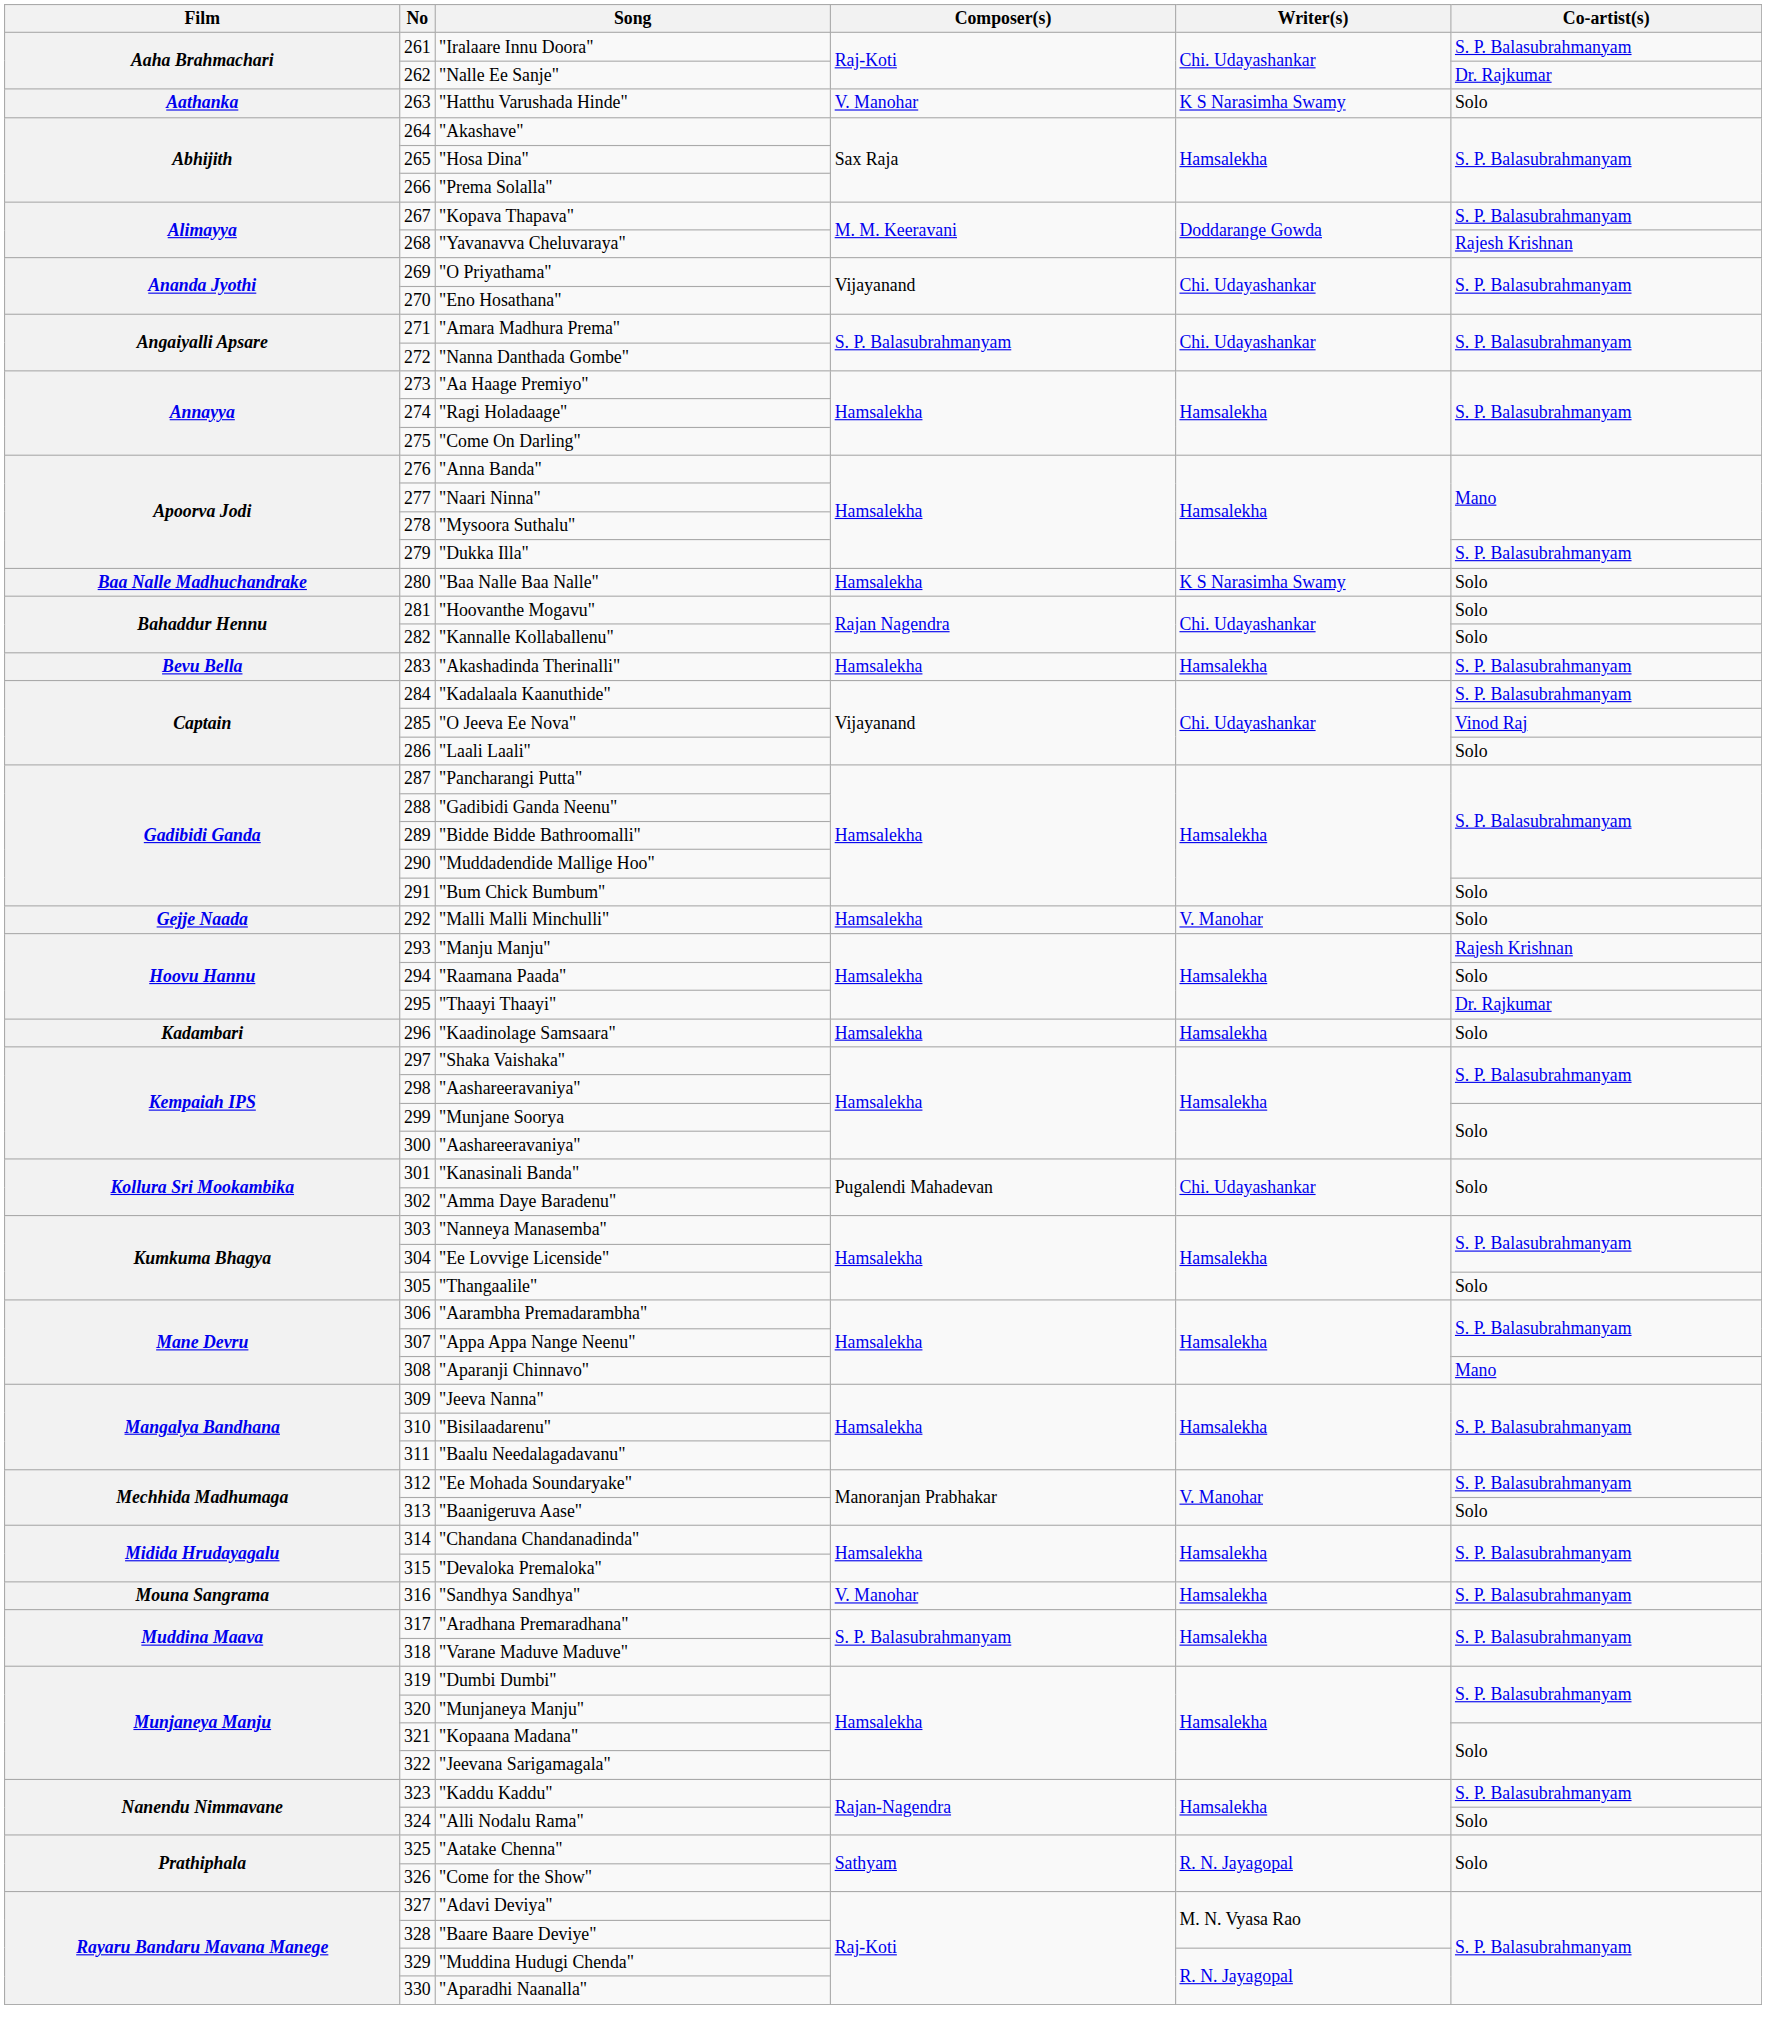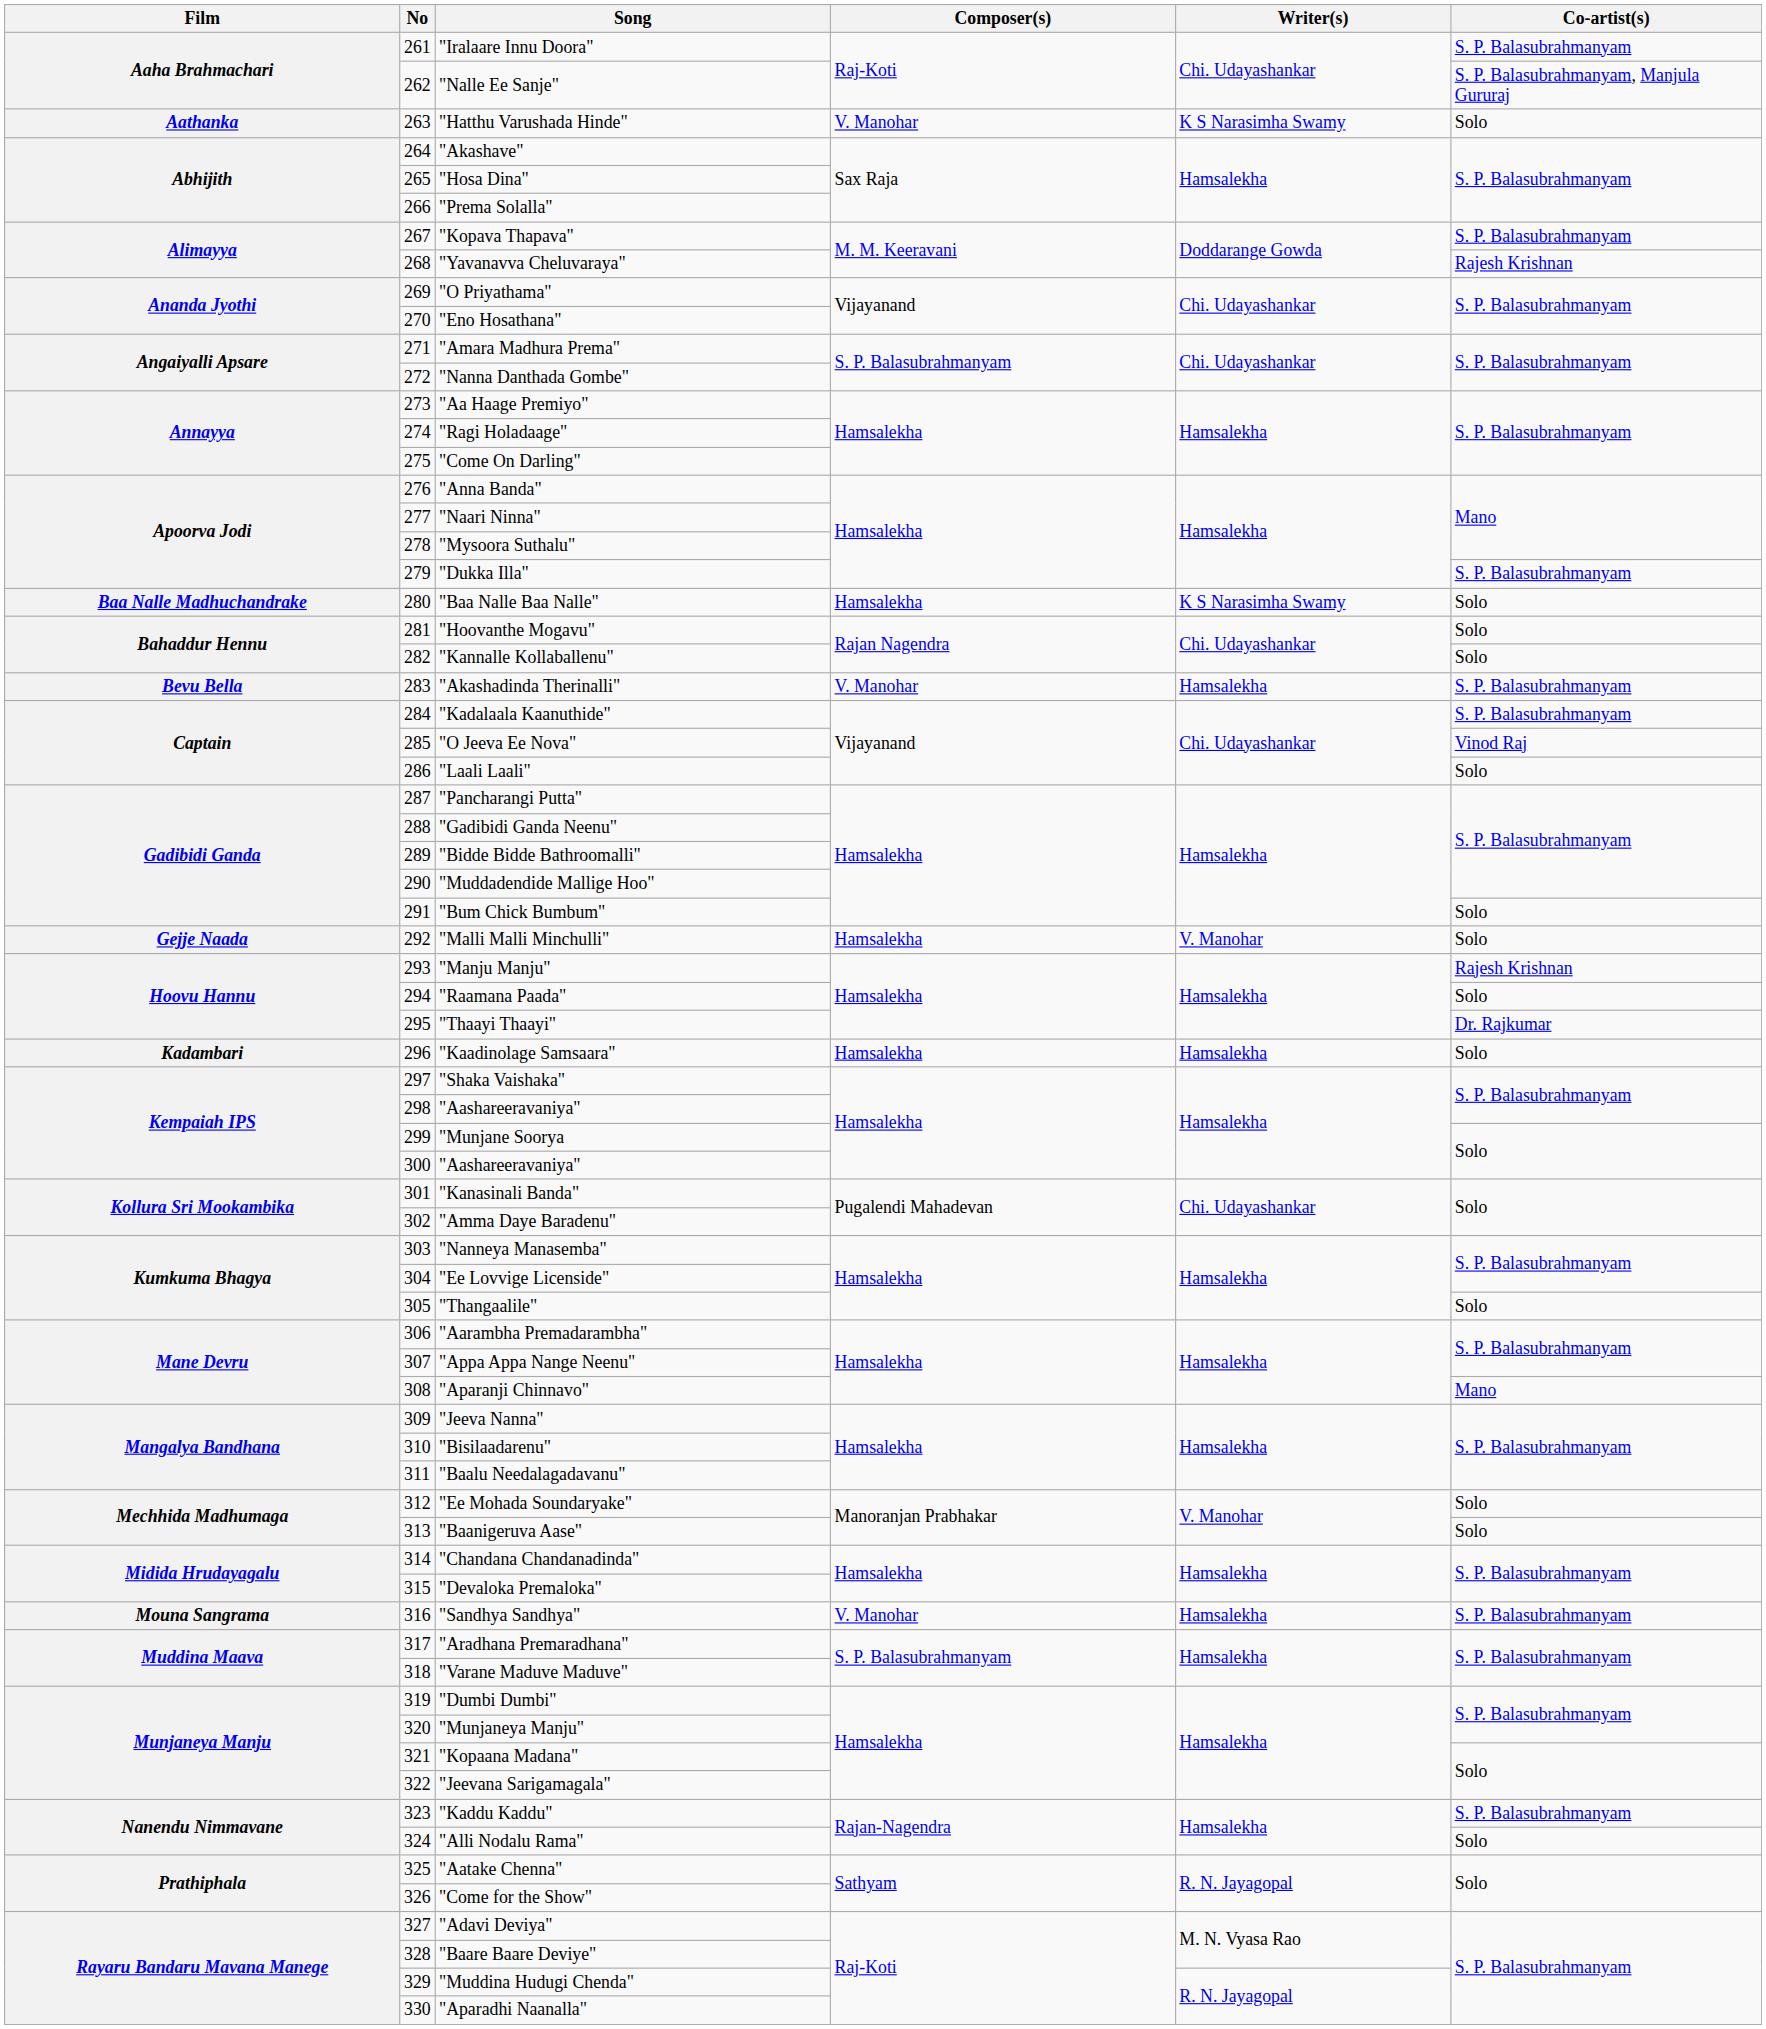(1503, 74) Dr. Rajkumar -> (1577, 84) S. P. Balasubrahmanyam, Manjula Gururaj
(879, 666) Hamsalekha -> (876, 686) V. Manohar
(1543, 1483) S. P. Balasubrahmanyam -> (1471, 1503) Solo
